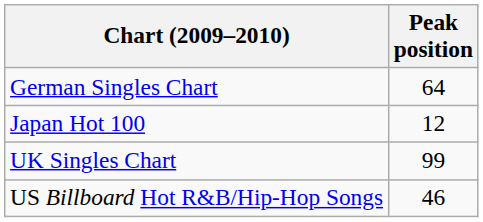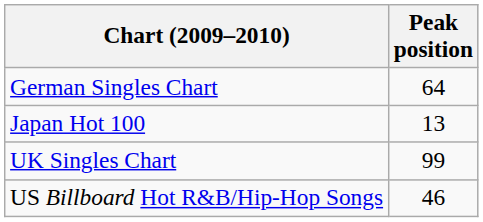(433, 123) 12 -> (433, 123) 13
